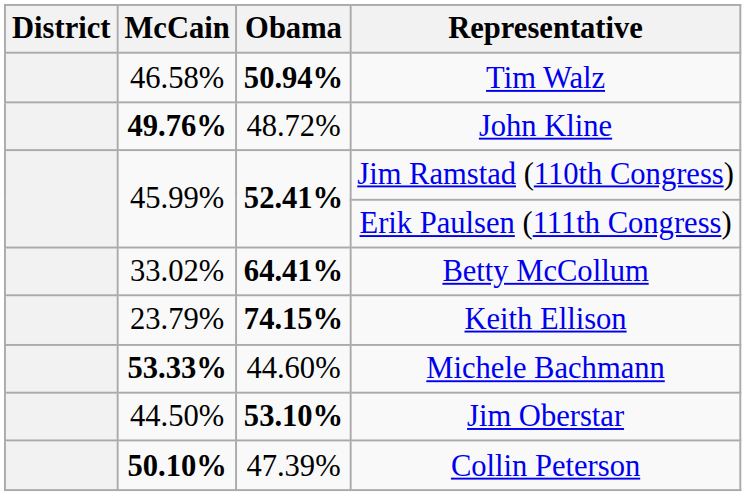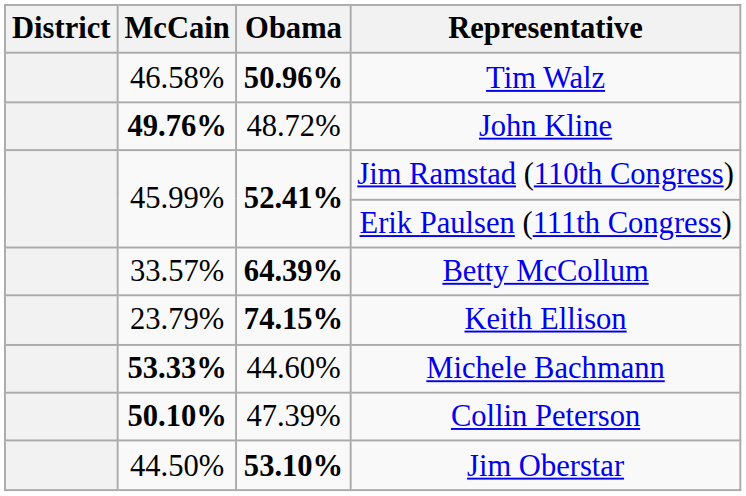(294, 77) 50.94% -> (294, 77) 50.96%
(177, 271) 33.02% -> (177, 271) 33.57%
(294, 271) 64.41% -> (294, 271) 64.39%
rows swapped: (546, 464) <-> (546, 416)
